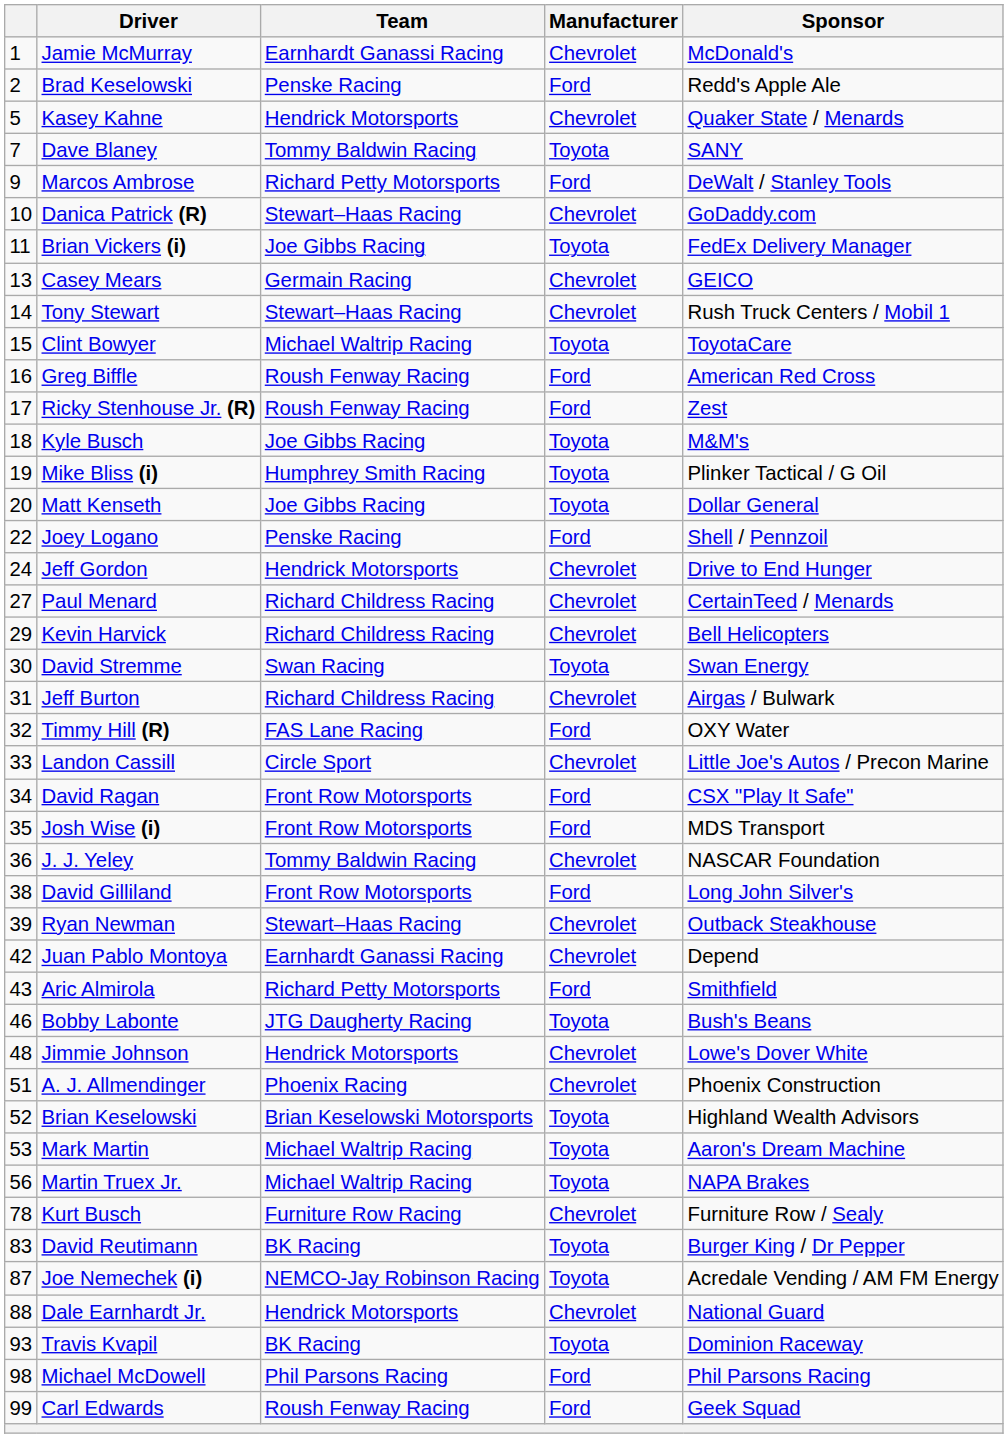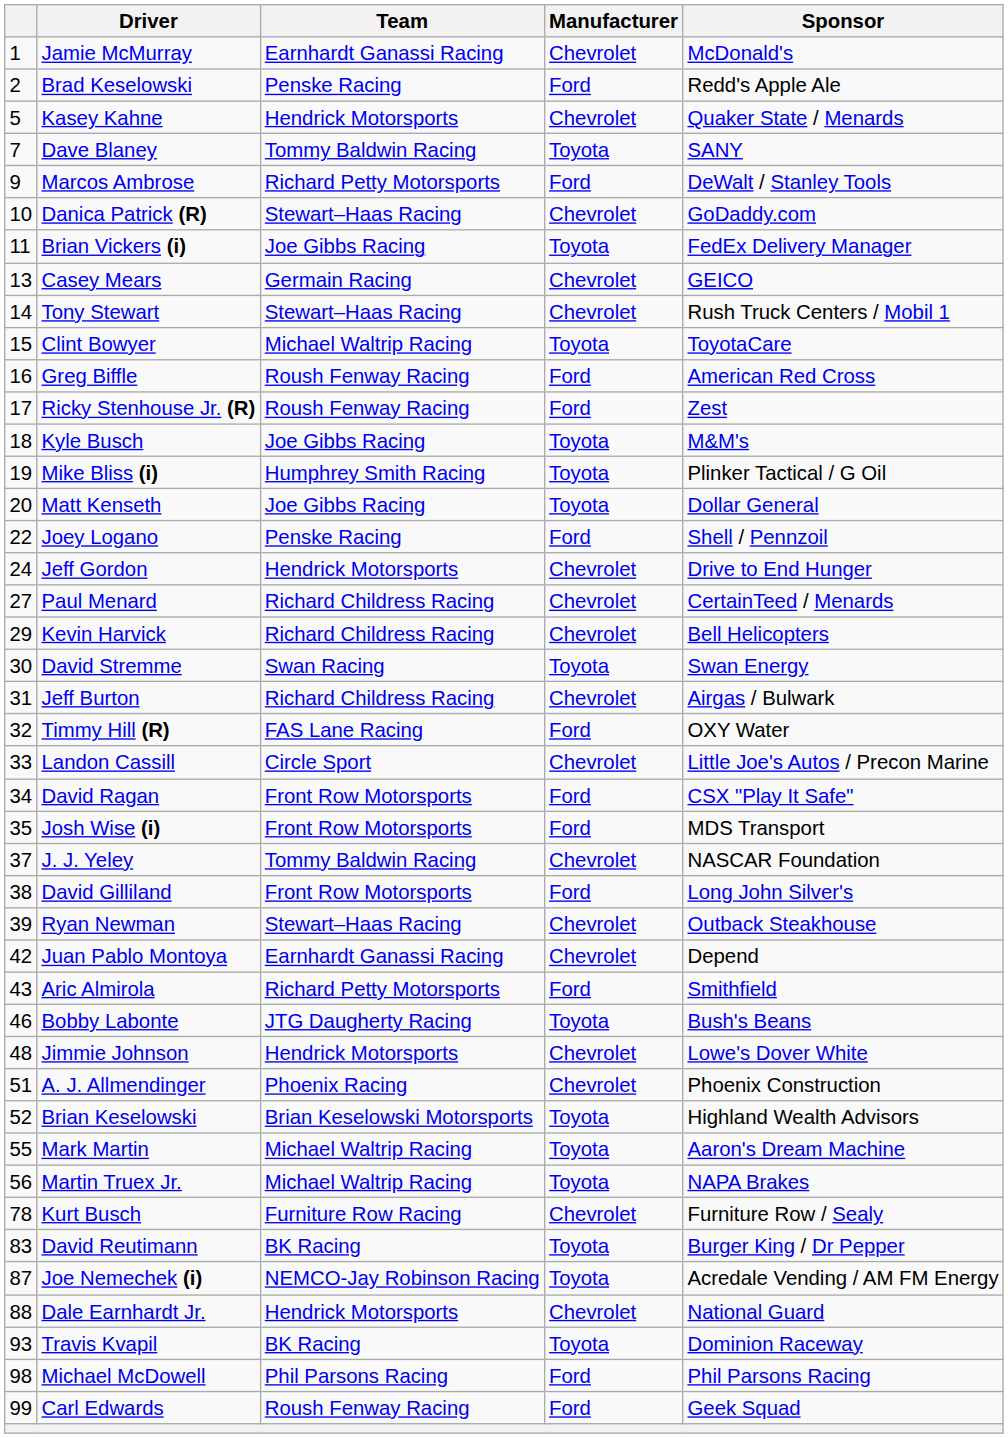(21, 859) 36 -> (21, 859) 37
(21, 1150) 53 -> (21, 1150) 55
